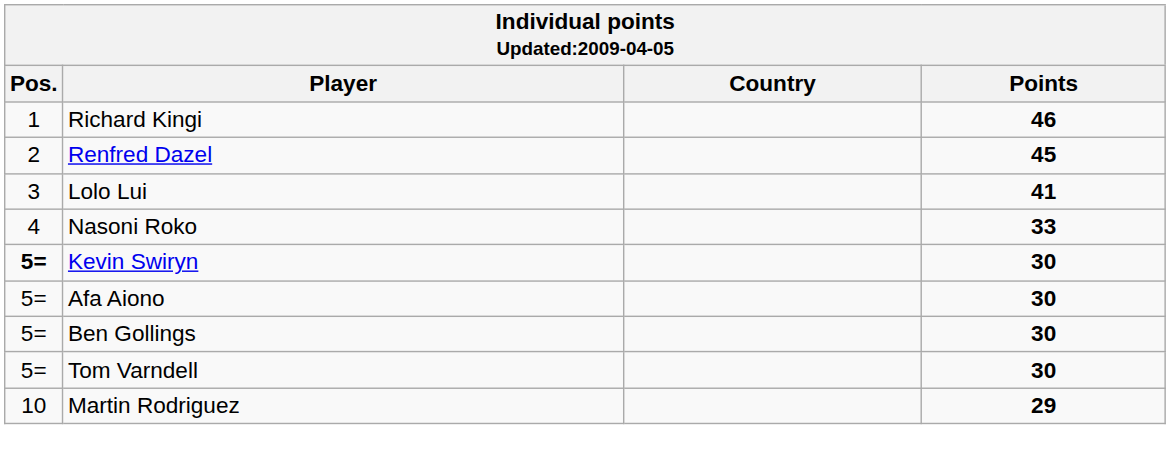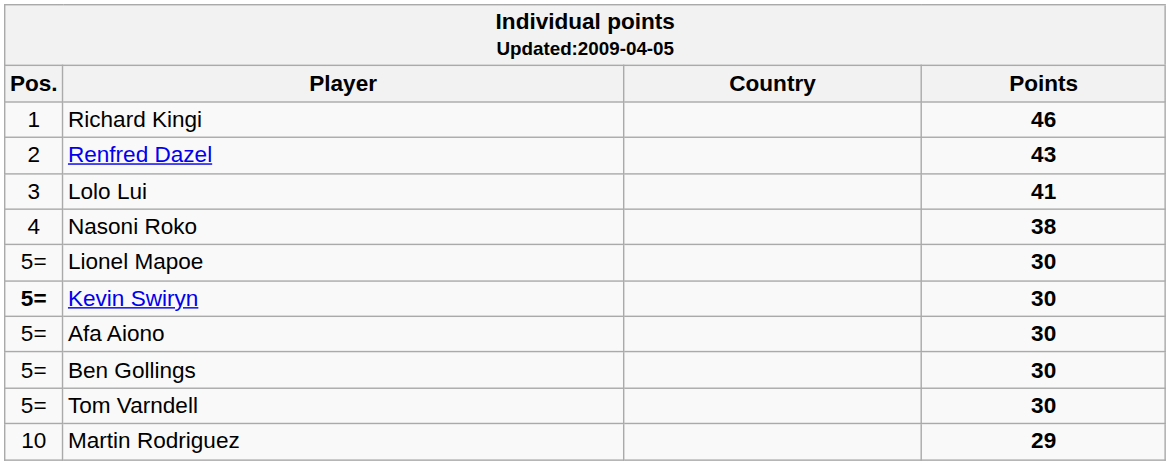(1044, 155) 45 -> (1044, 155) 43
(1044, 226) 33 -> (1044, 226) 38
+ row: (136, 262)
